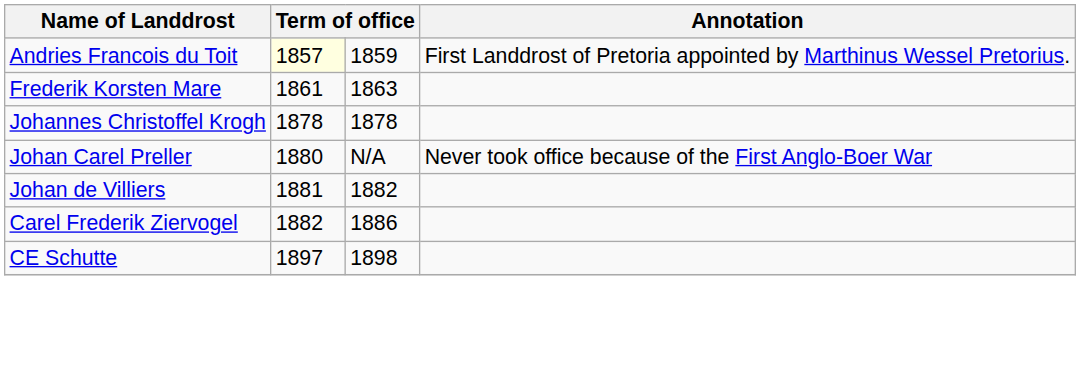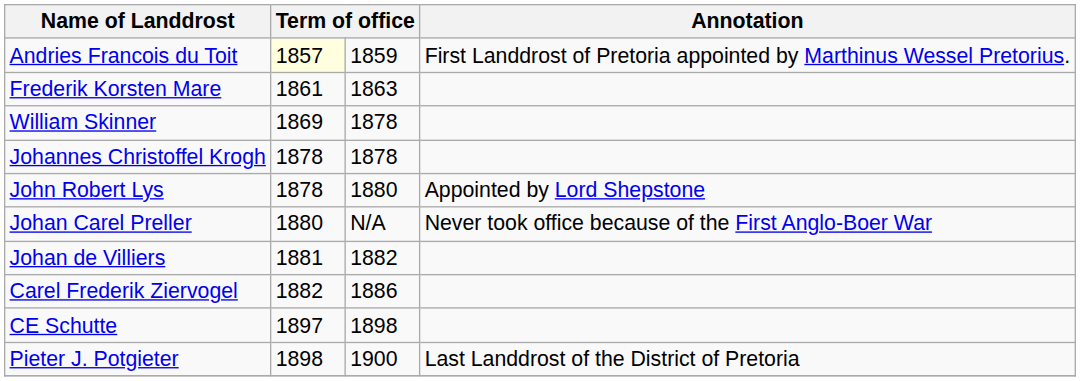+ row: (83, 122)
+ row: (87, 190)
+ row: (94, 358)
